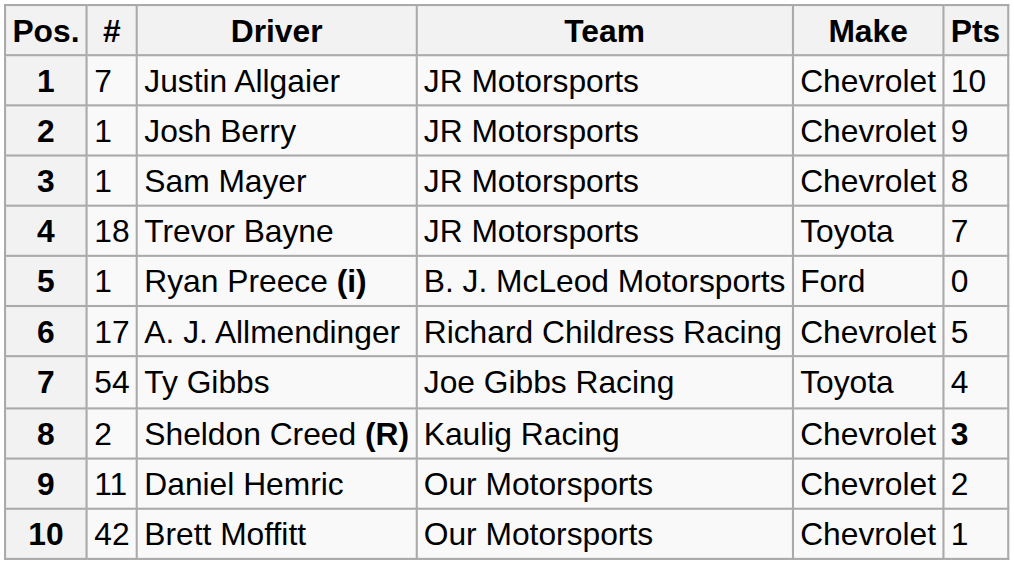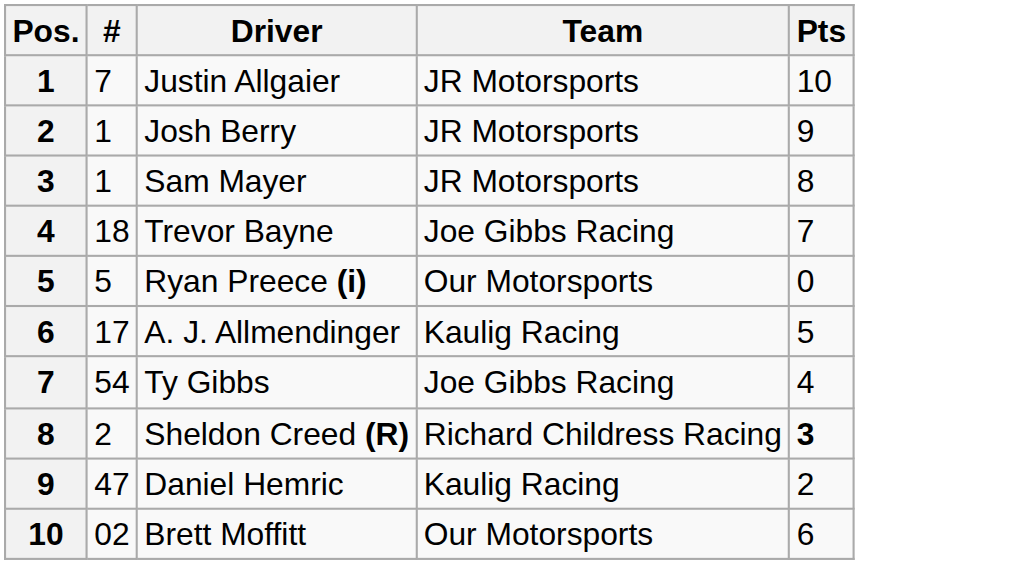- column: (868, 30)
(531, 232) JR Motorsports -> (549, 232) Joe Gibbs Racing
(103, 282) 1 -> (103, 282) 5
(605, 282) B. J. McLeod Motorsports -> (538, 282) Our Motorsports
(603, 332) Richard Childress Racing -> (522, 332) Kaulig Racing
(522, 433) Kaulig Racing -> (603, 433) Richard Childress Racing
(111, 483) 11 -> (112, 483) 47
(538, 483) Our Motorsports -> (522, 483) Kaulig Racing
(112, 533) 42 -> (112, 533) 02
(960, 533) 1 -> (805, 533) 6
